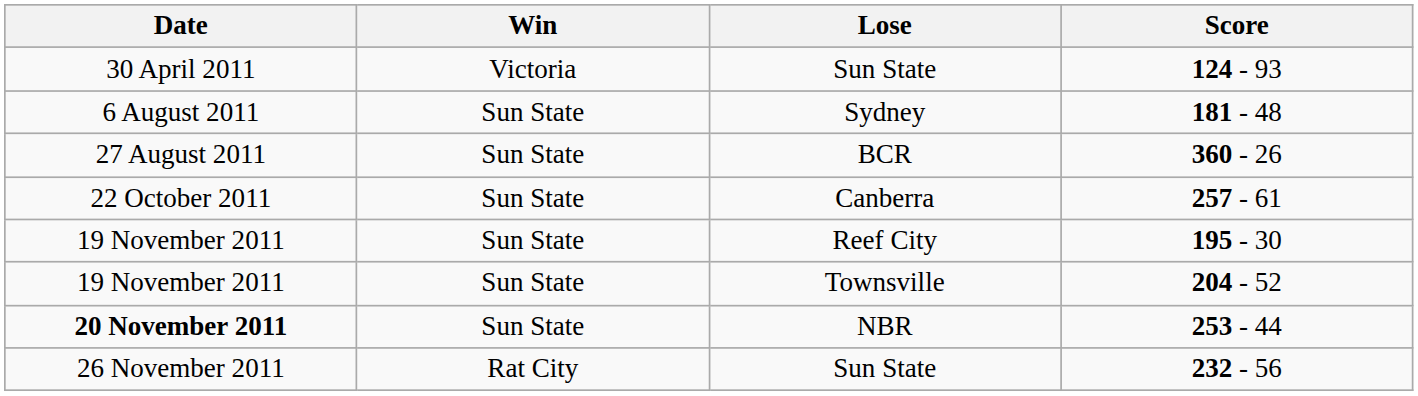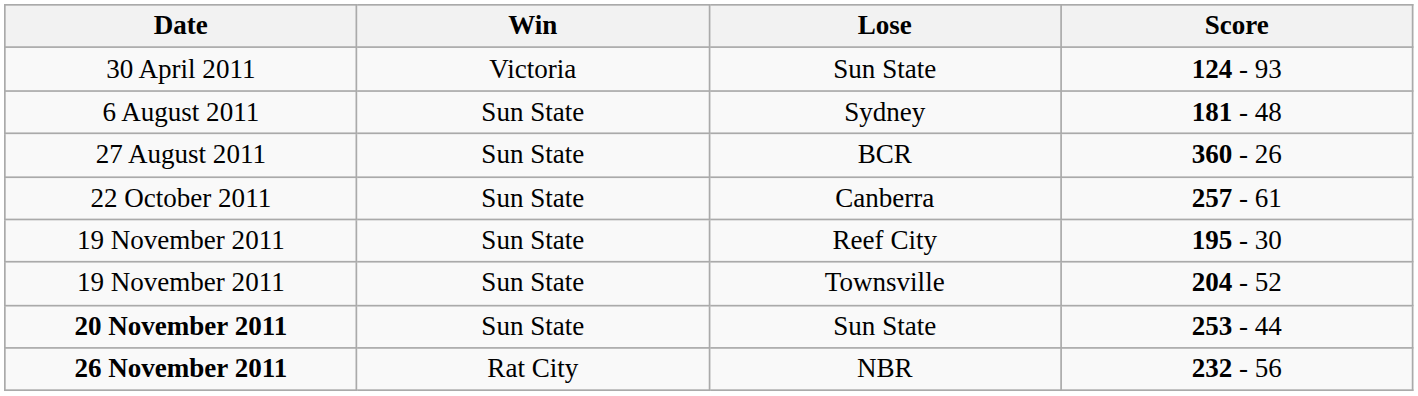(885, 326) NBR -> (885, 326) Sun State
(181, 369) normal -> (181, 369) bold
(885, 369) Sun State -> (885, 369) NBR
